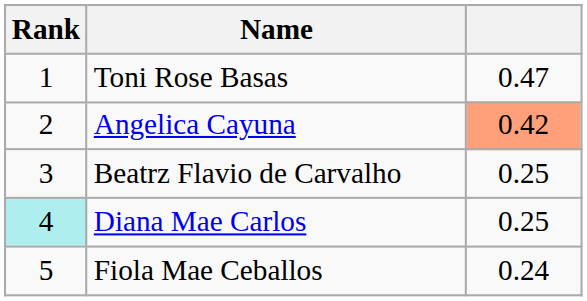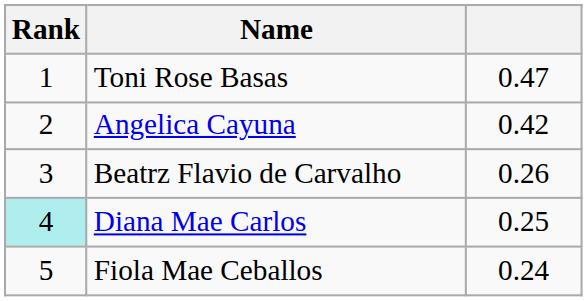(524, 125) lightsalmon background -> (524, 125) no background
(524, 173) 0.25 -> (524, 173) 0.26
